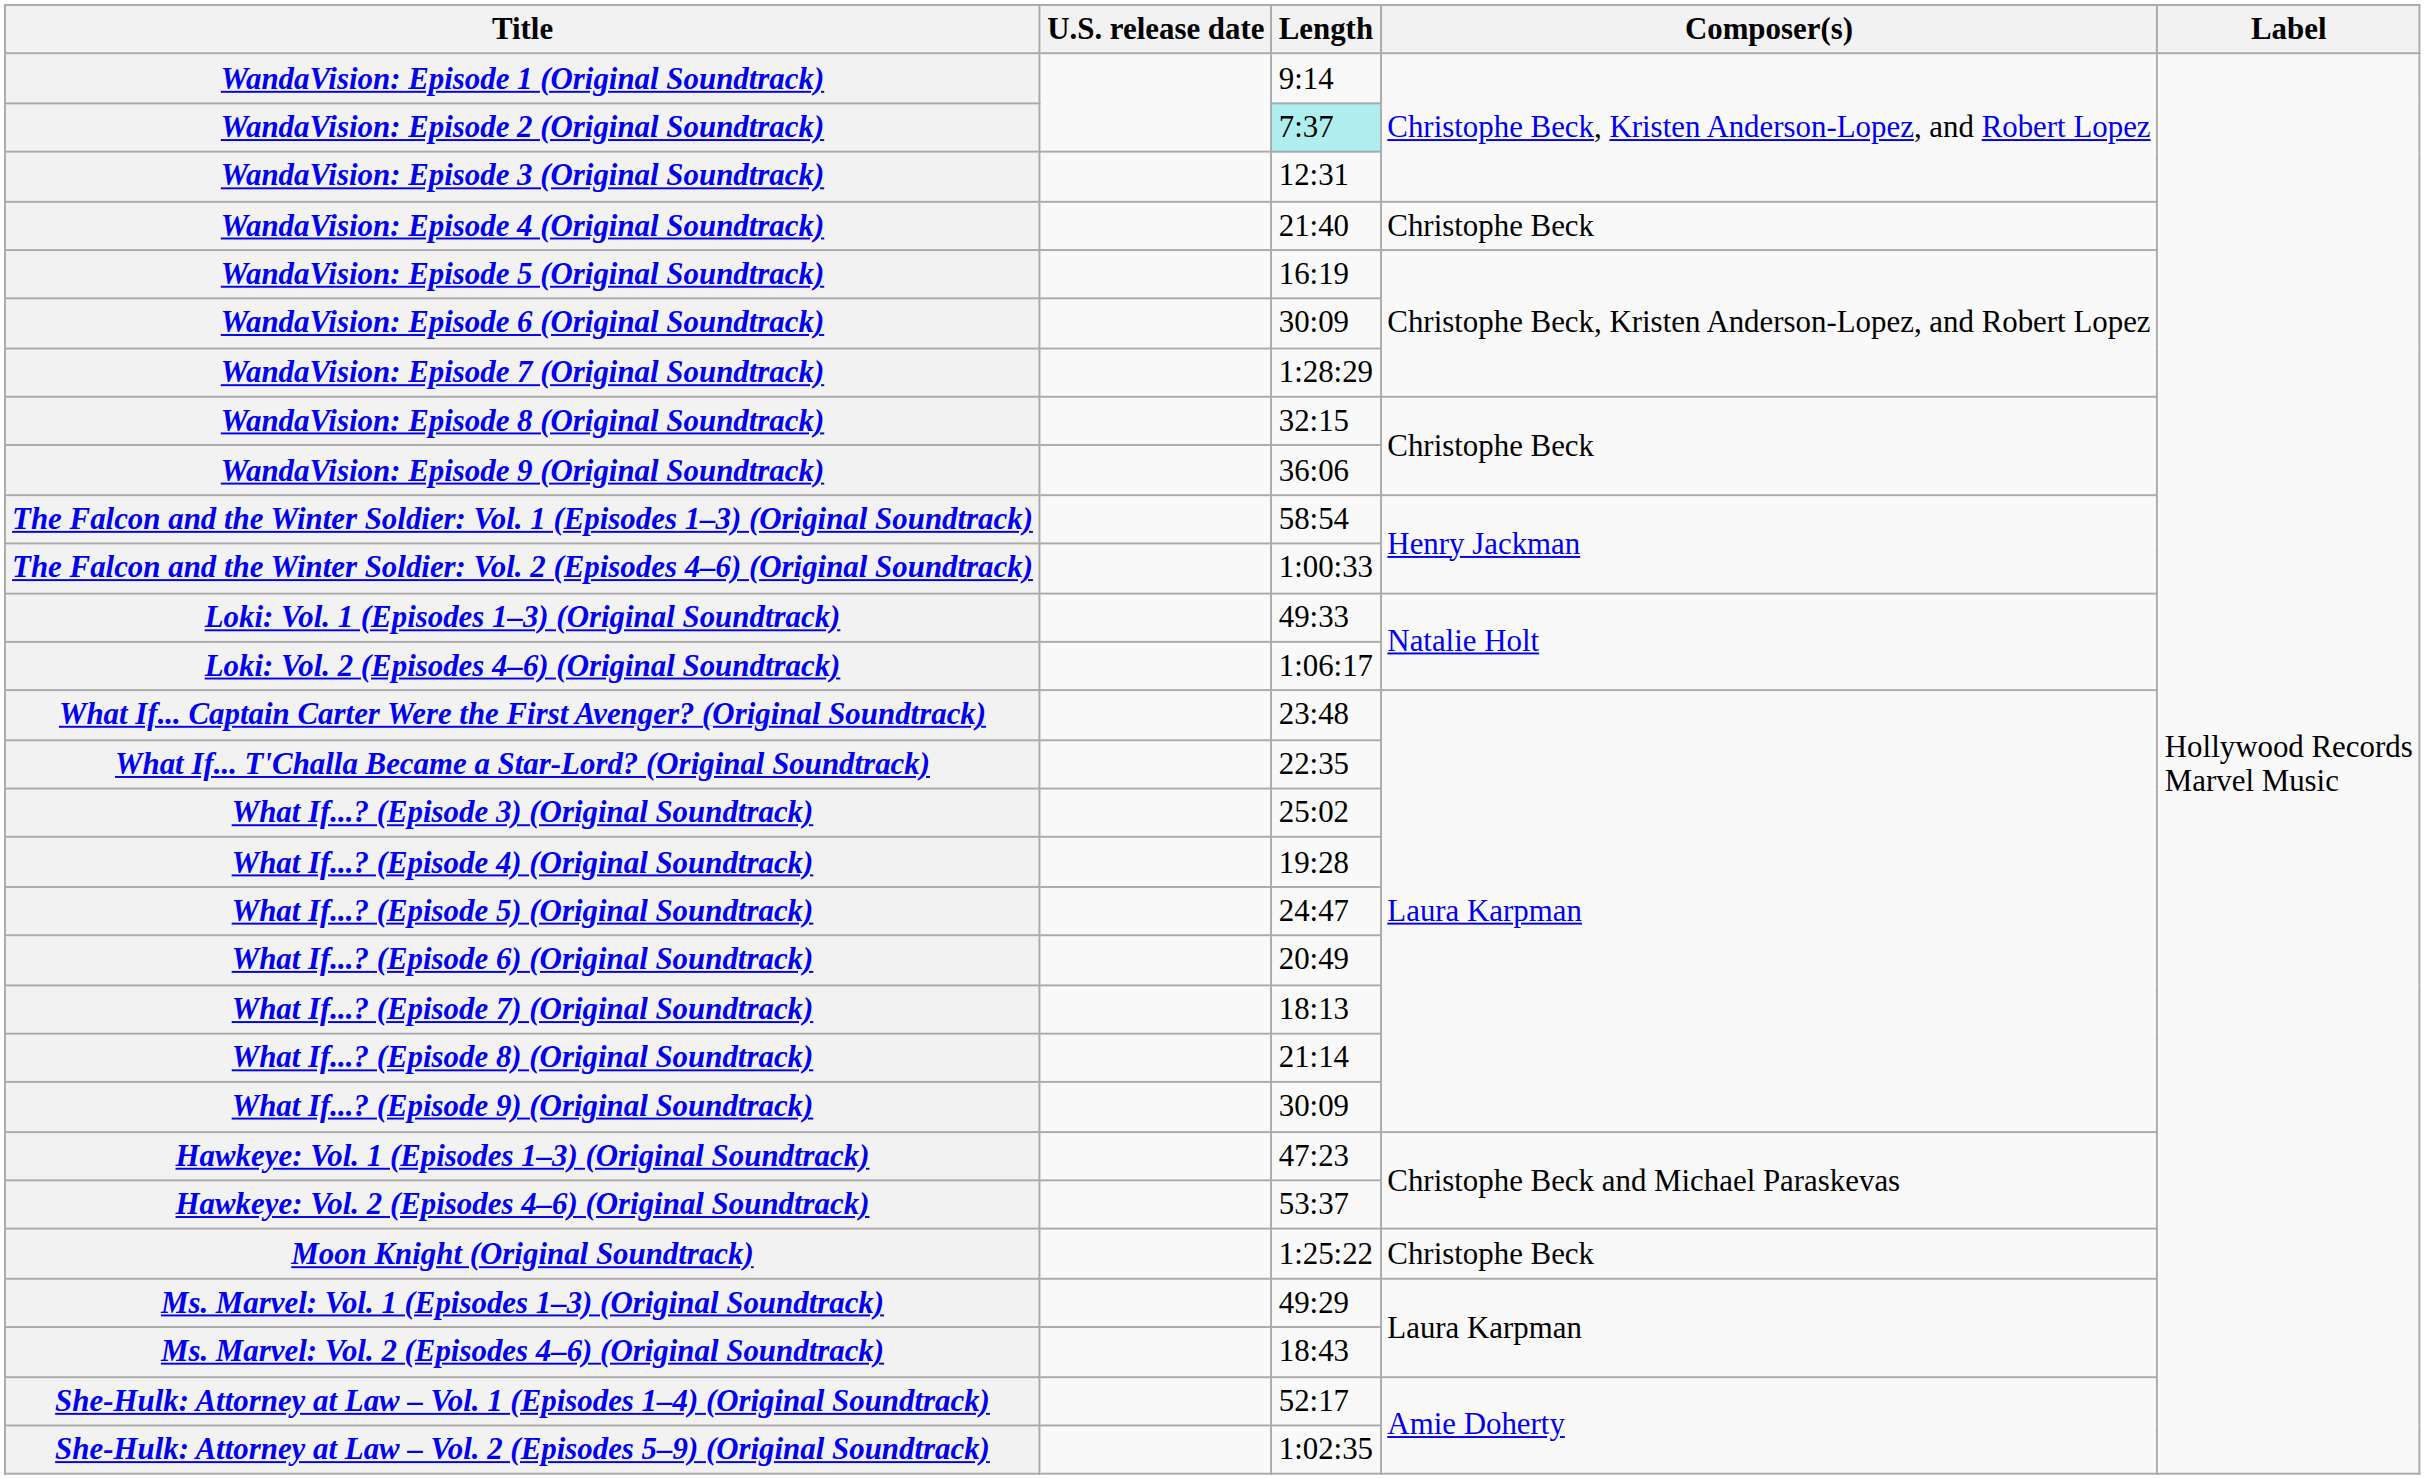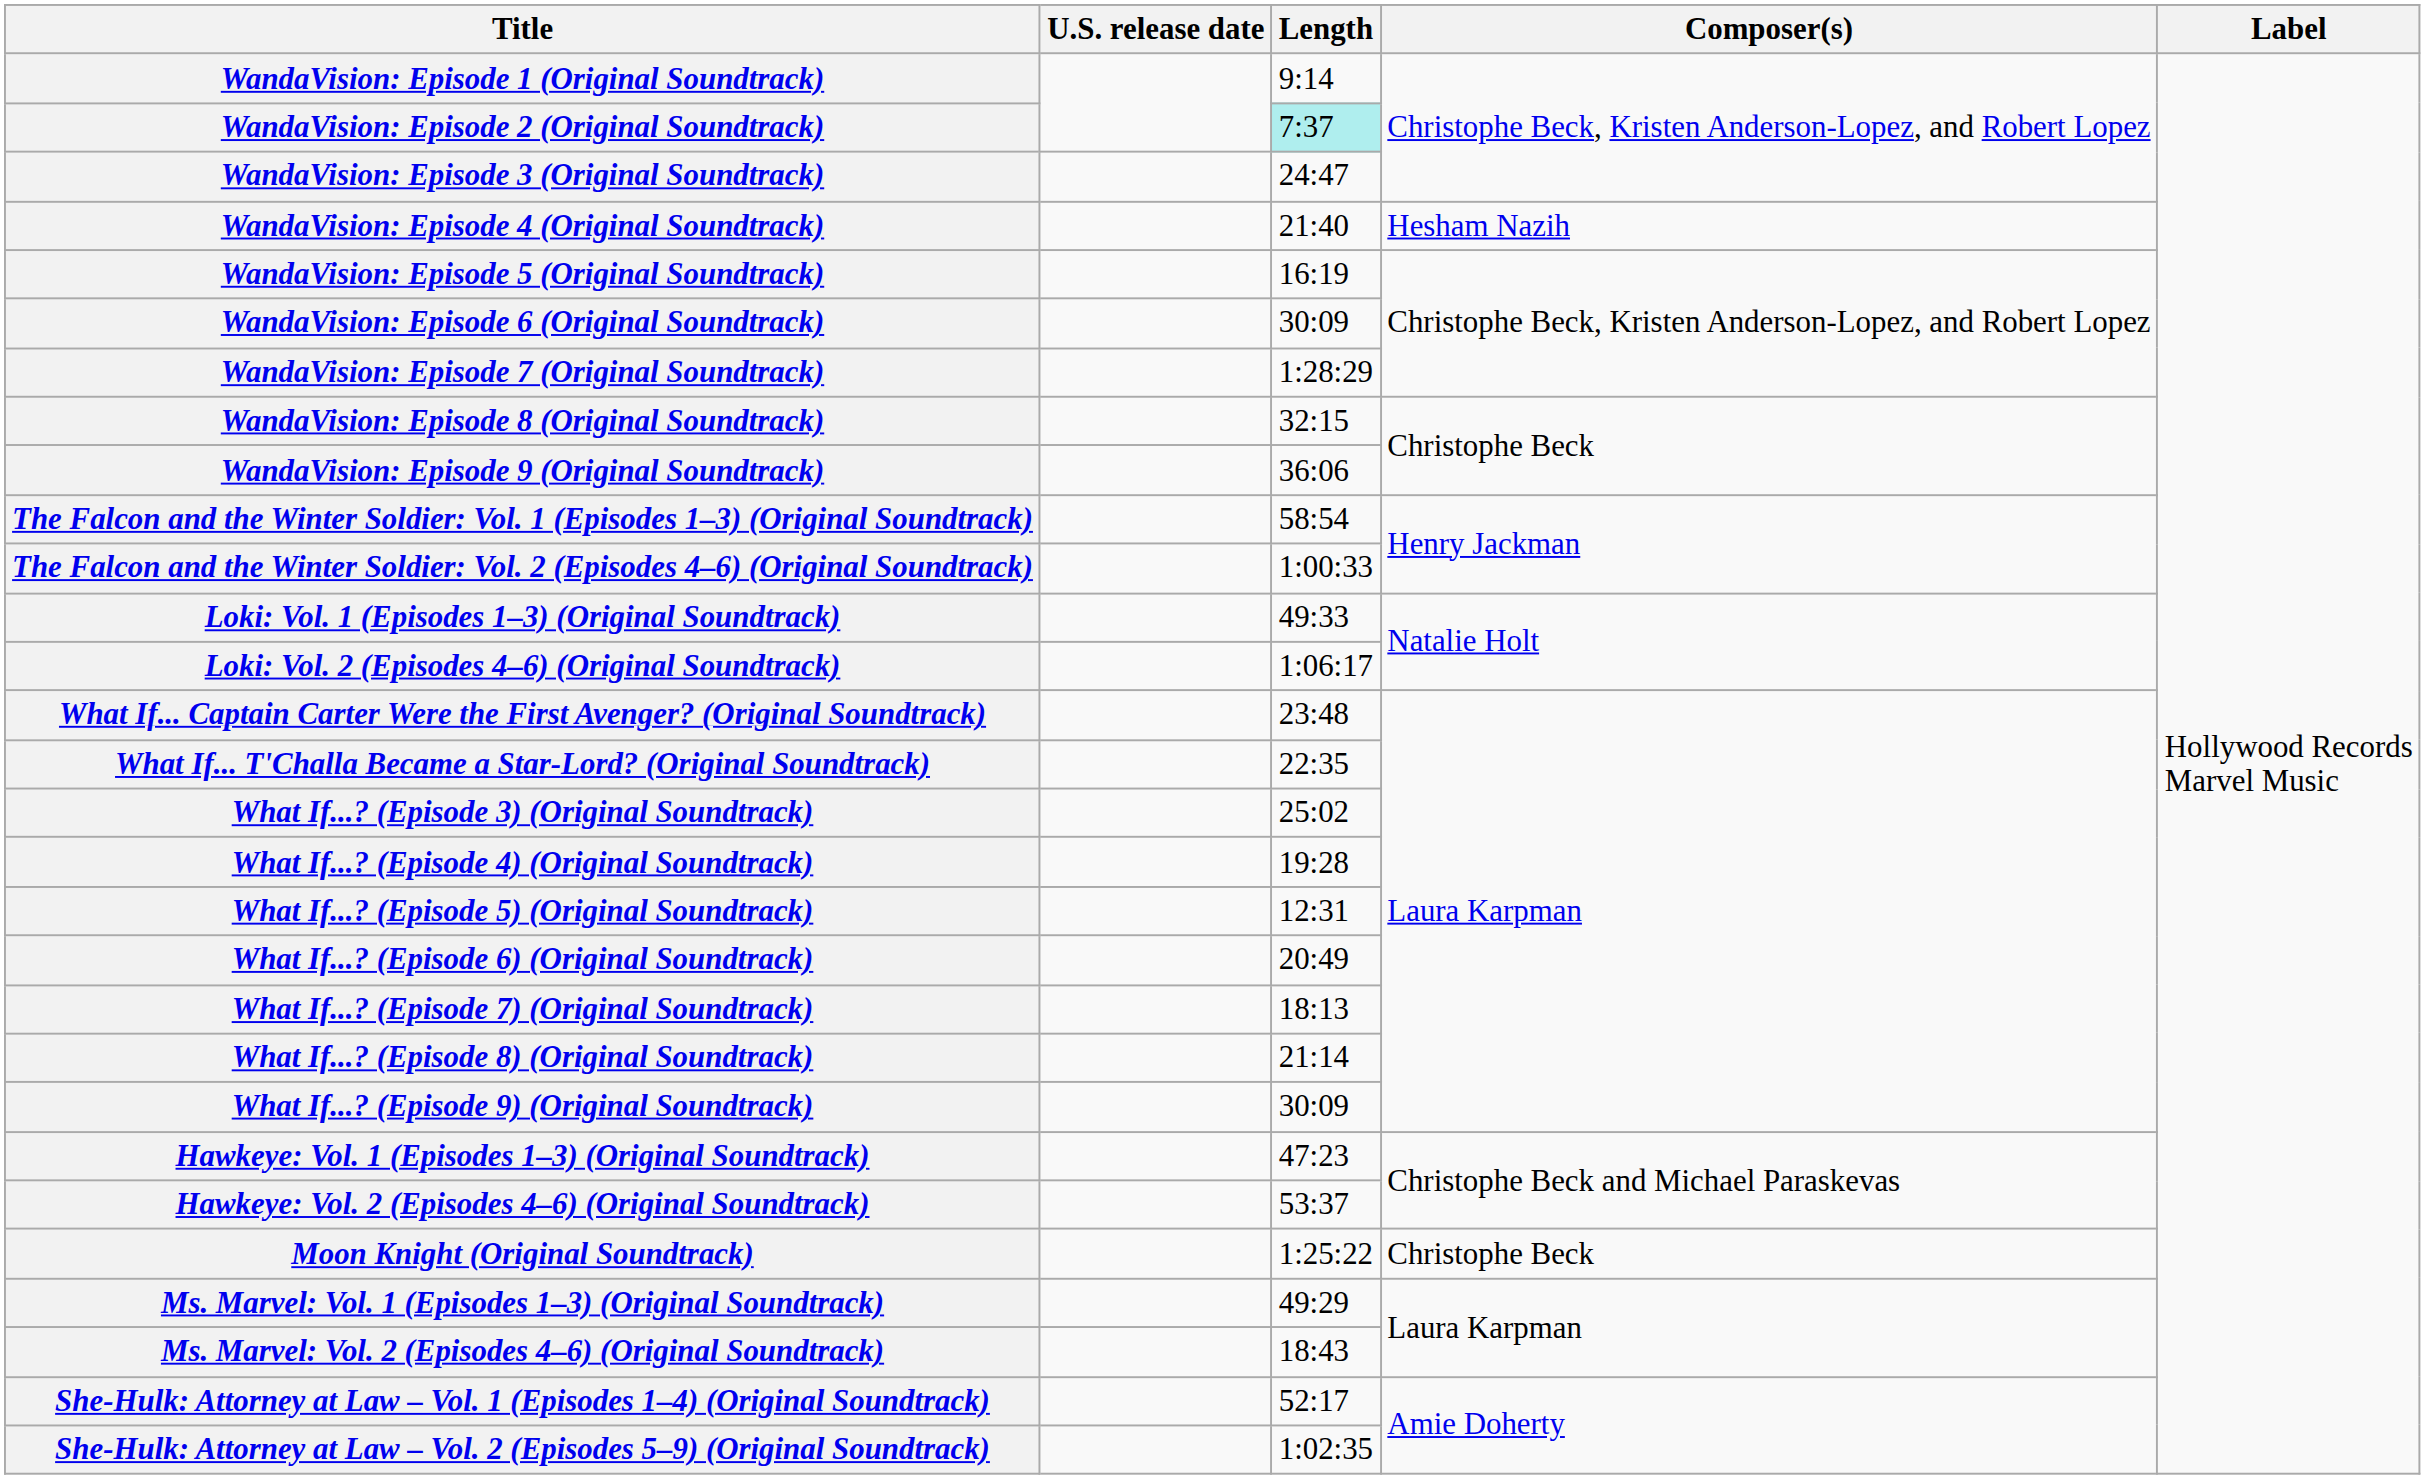(1314, 175) 12:31 -> (1314, 175) 24:47
(1491, 224) Christophe Beck -> (1479, 224) Hesham Nazih
(1314, 910) 24:47 -> (1314, 910) 12:31
